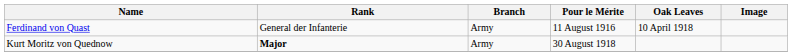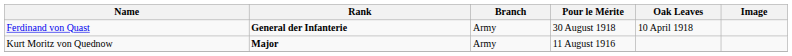(303, 28) normal -> (299, 28) bold
(584, 28) 11 August 1916 -> (584, 28) 30 August 1918
(584, 43) 30 August 1918 -> (584, 43) 11 August 1916
